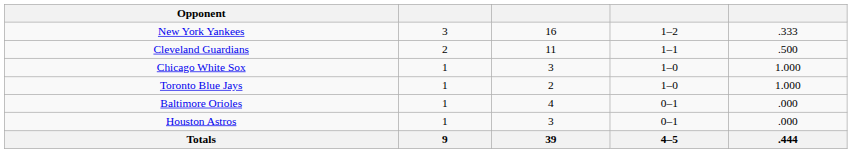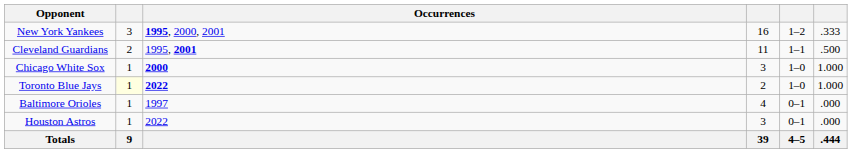+ column: (444, 13)
(445, 85) no background -> (129, 85) lightyellow background
